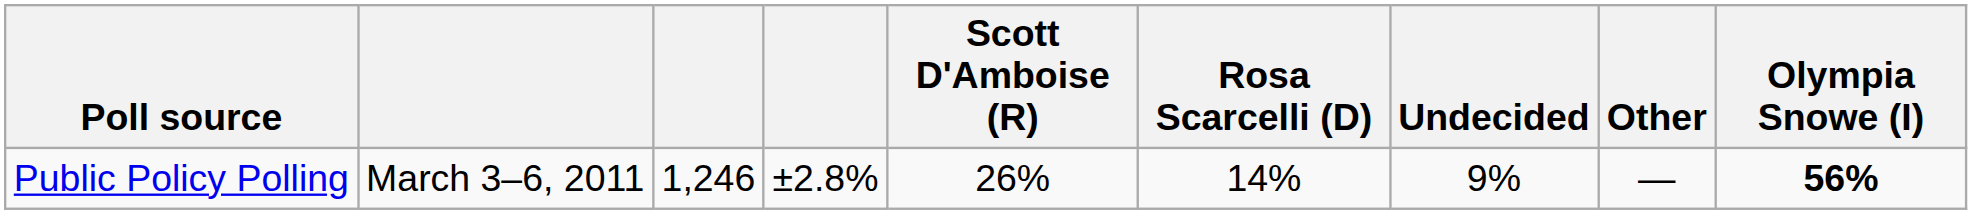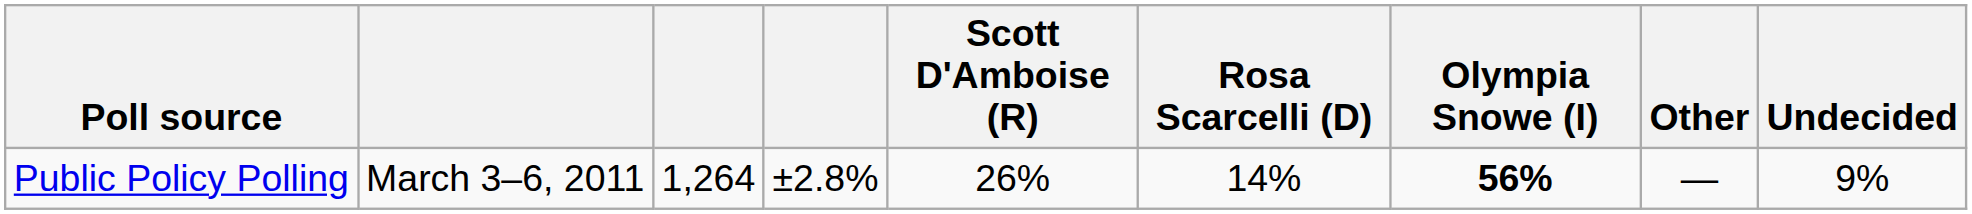columns swapped: (1841, 97) <-> (1494, 118)
(708, 177) 1,246 -> (708, 177) 1,264
